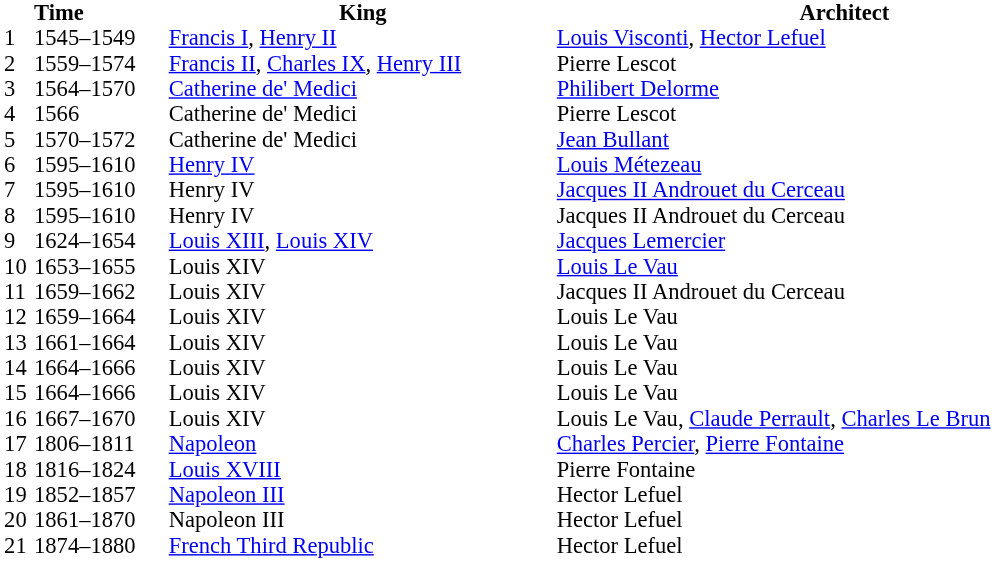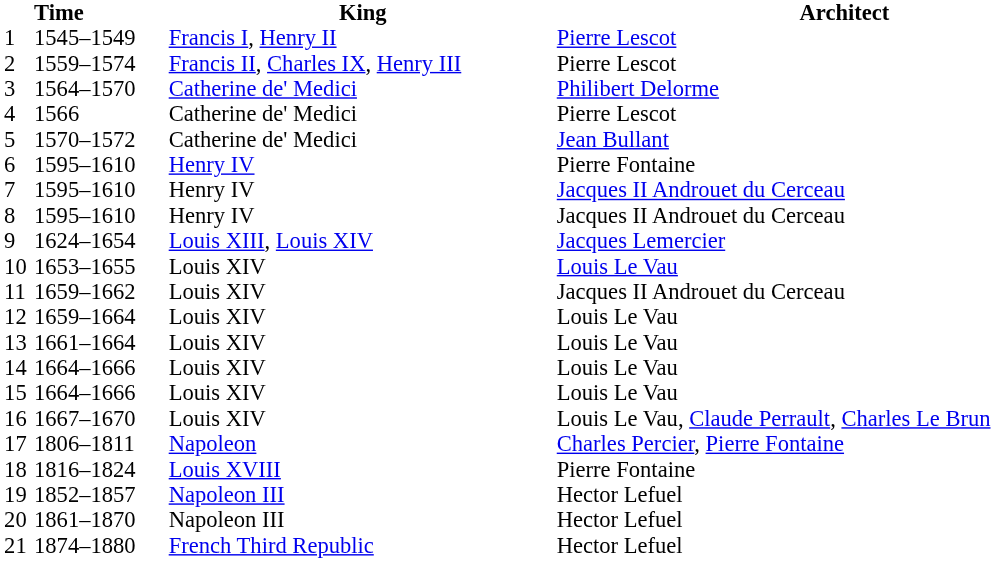(691, 37) Louis Visconti, Hector Lefuel -> (617, 37) Pierre Lescot
(629, 164) Louis Métezeau -> (626, 164) Pierre Fontaine
